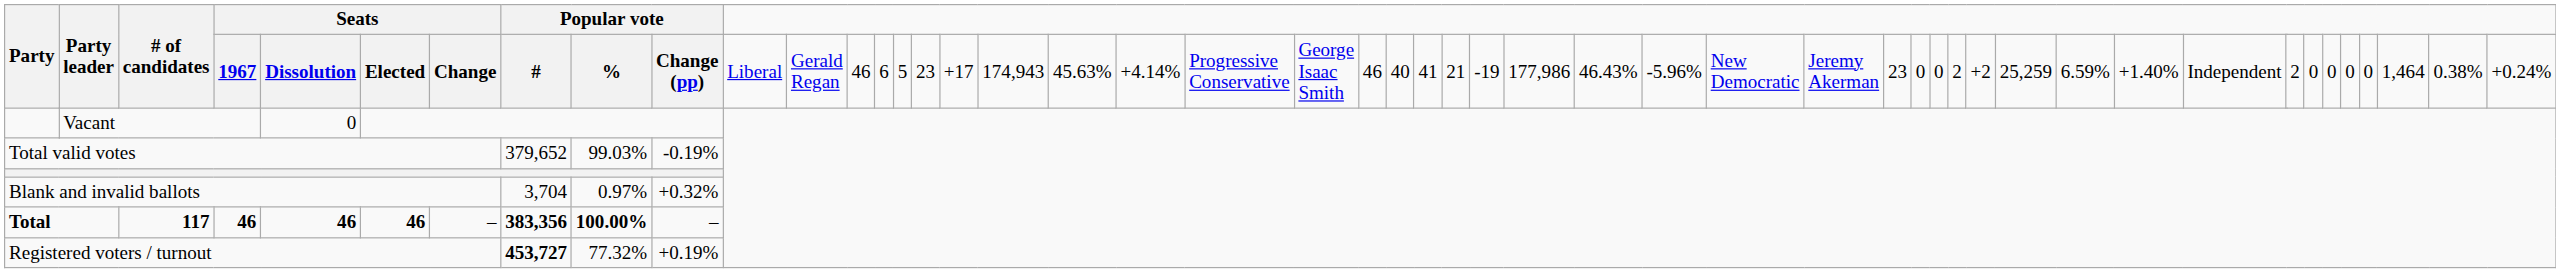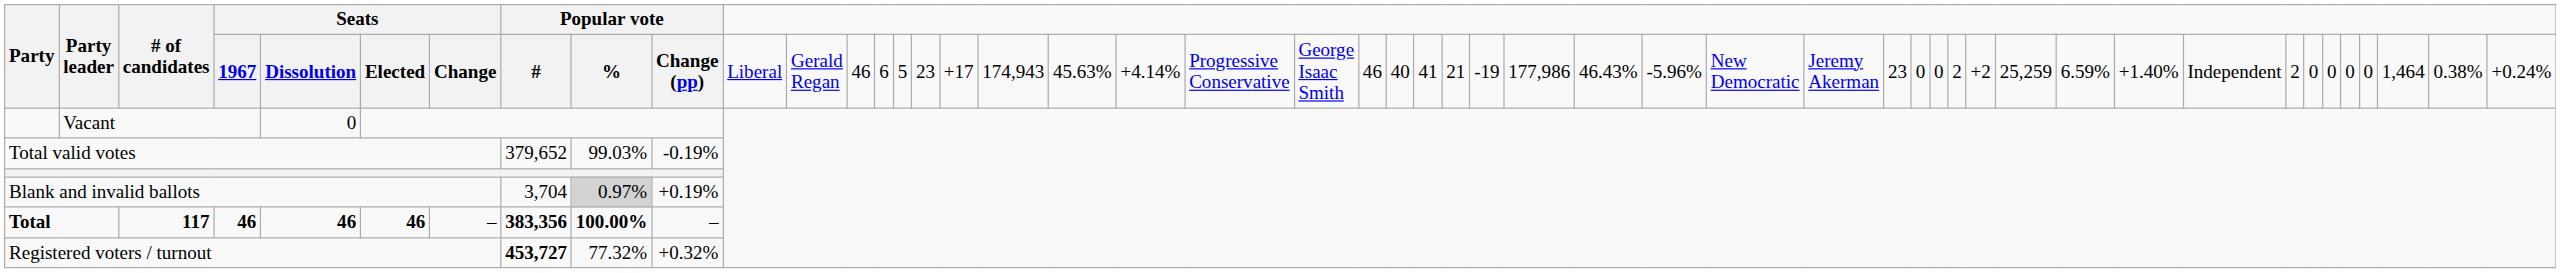(623, 191) no background -> (623, 191) lightgrey background
(688, 191) +0.32% -> (688, 191) +0.19%
(688, 252) +0.19% -> (688, 252) +0.32%
